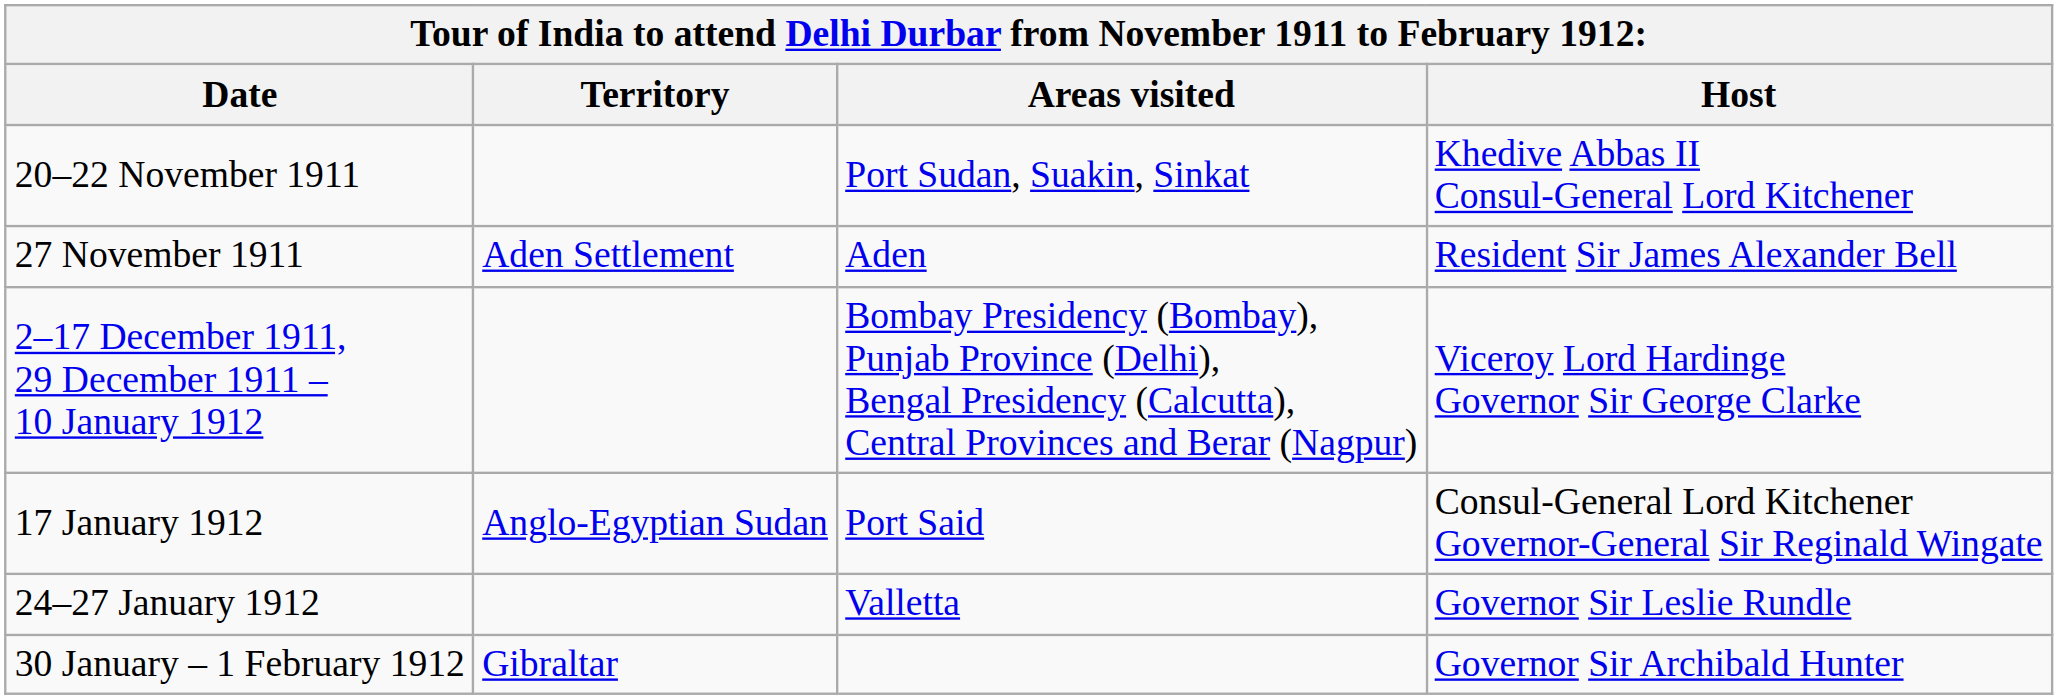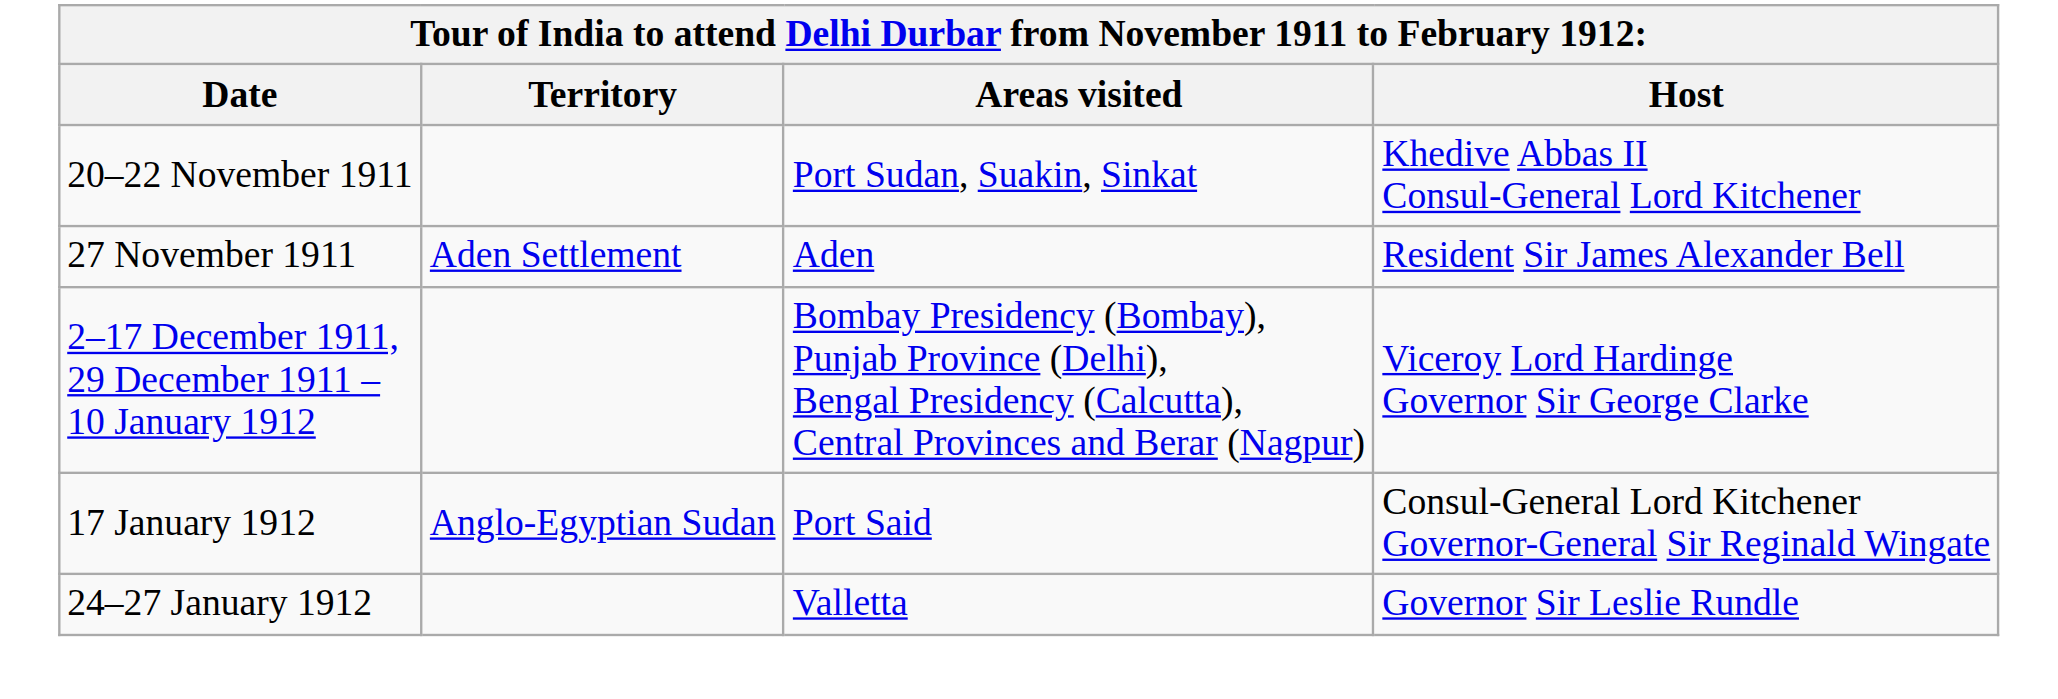- row: (240, 663)
